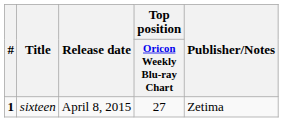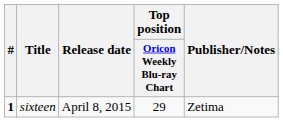(159, 106) 27 -> (159, 106) 29
